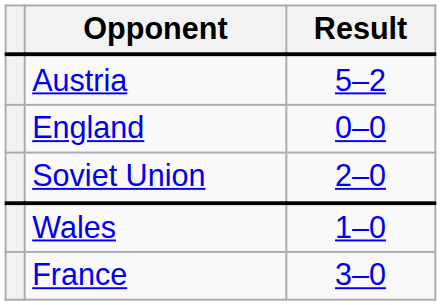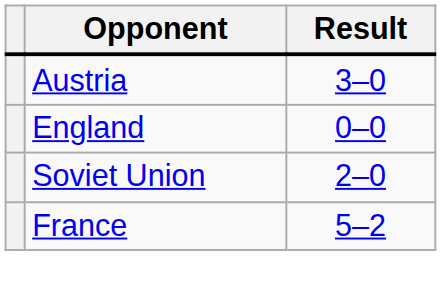(361, 79) 5–2 -> (361, 79) 3–0
- row: (74, 226)
(361, 275) 3–0 -> (361, 225) 5–2
